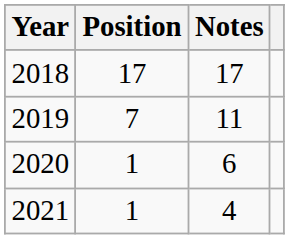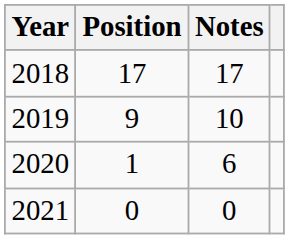(132, 118) 7 -> (132, 118) 9
(229, 118) 11 -> (229, 118) 10
(132, 210) 1 -> (132, 210) 0
(229, 210) 4 -> (229, 210) 0
